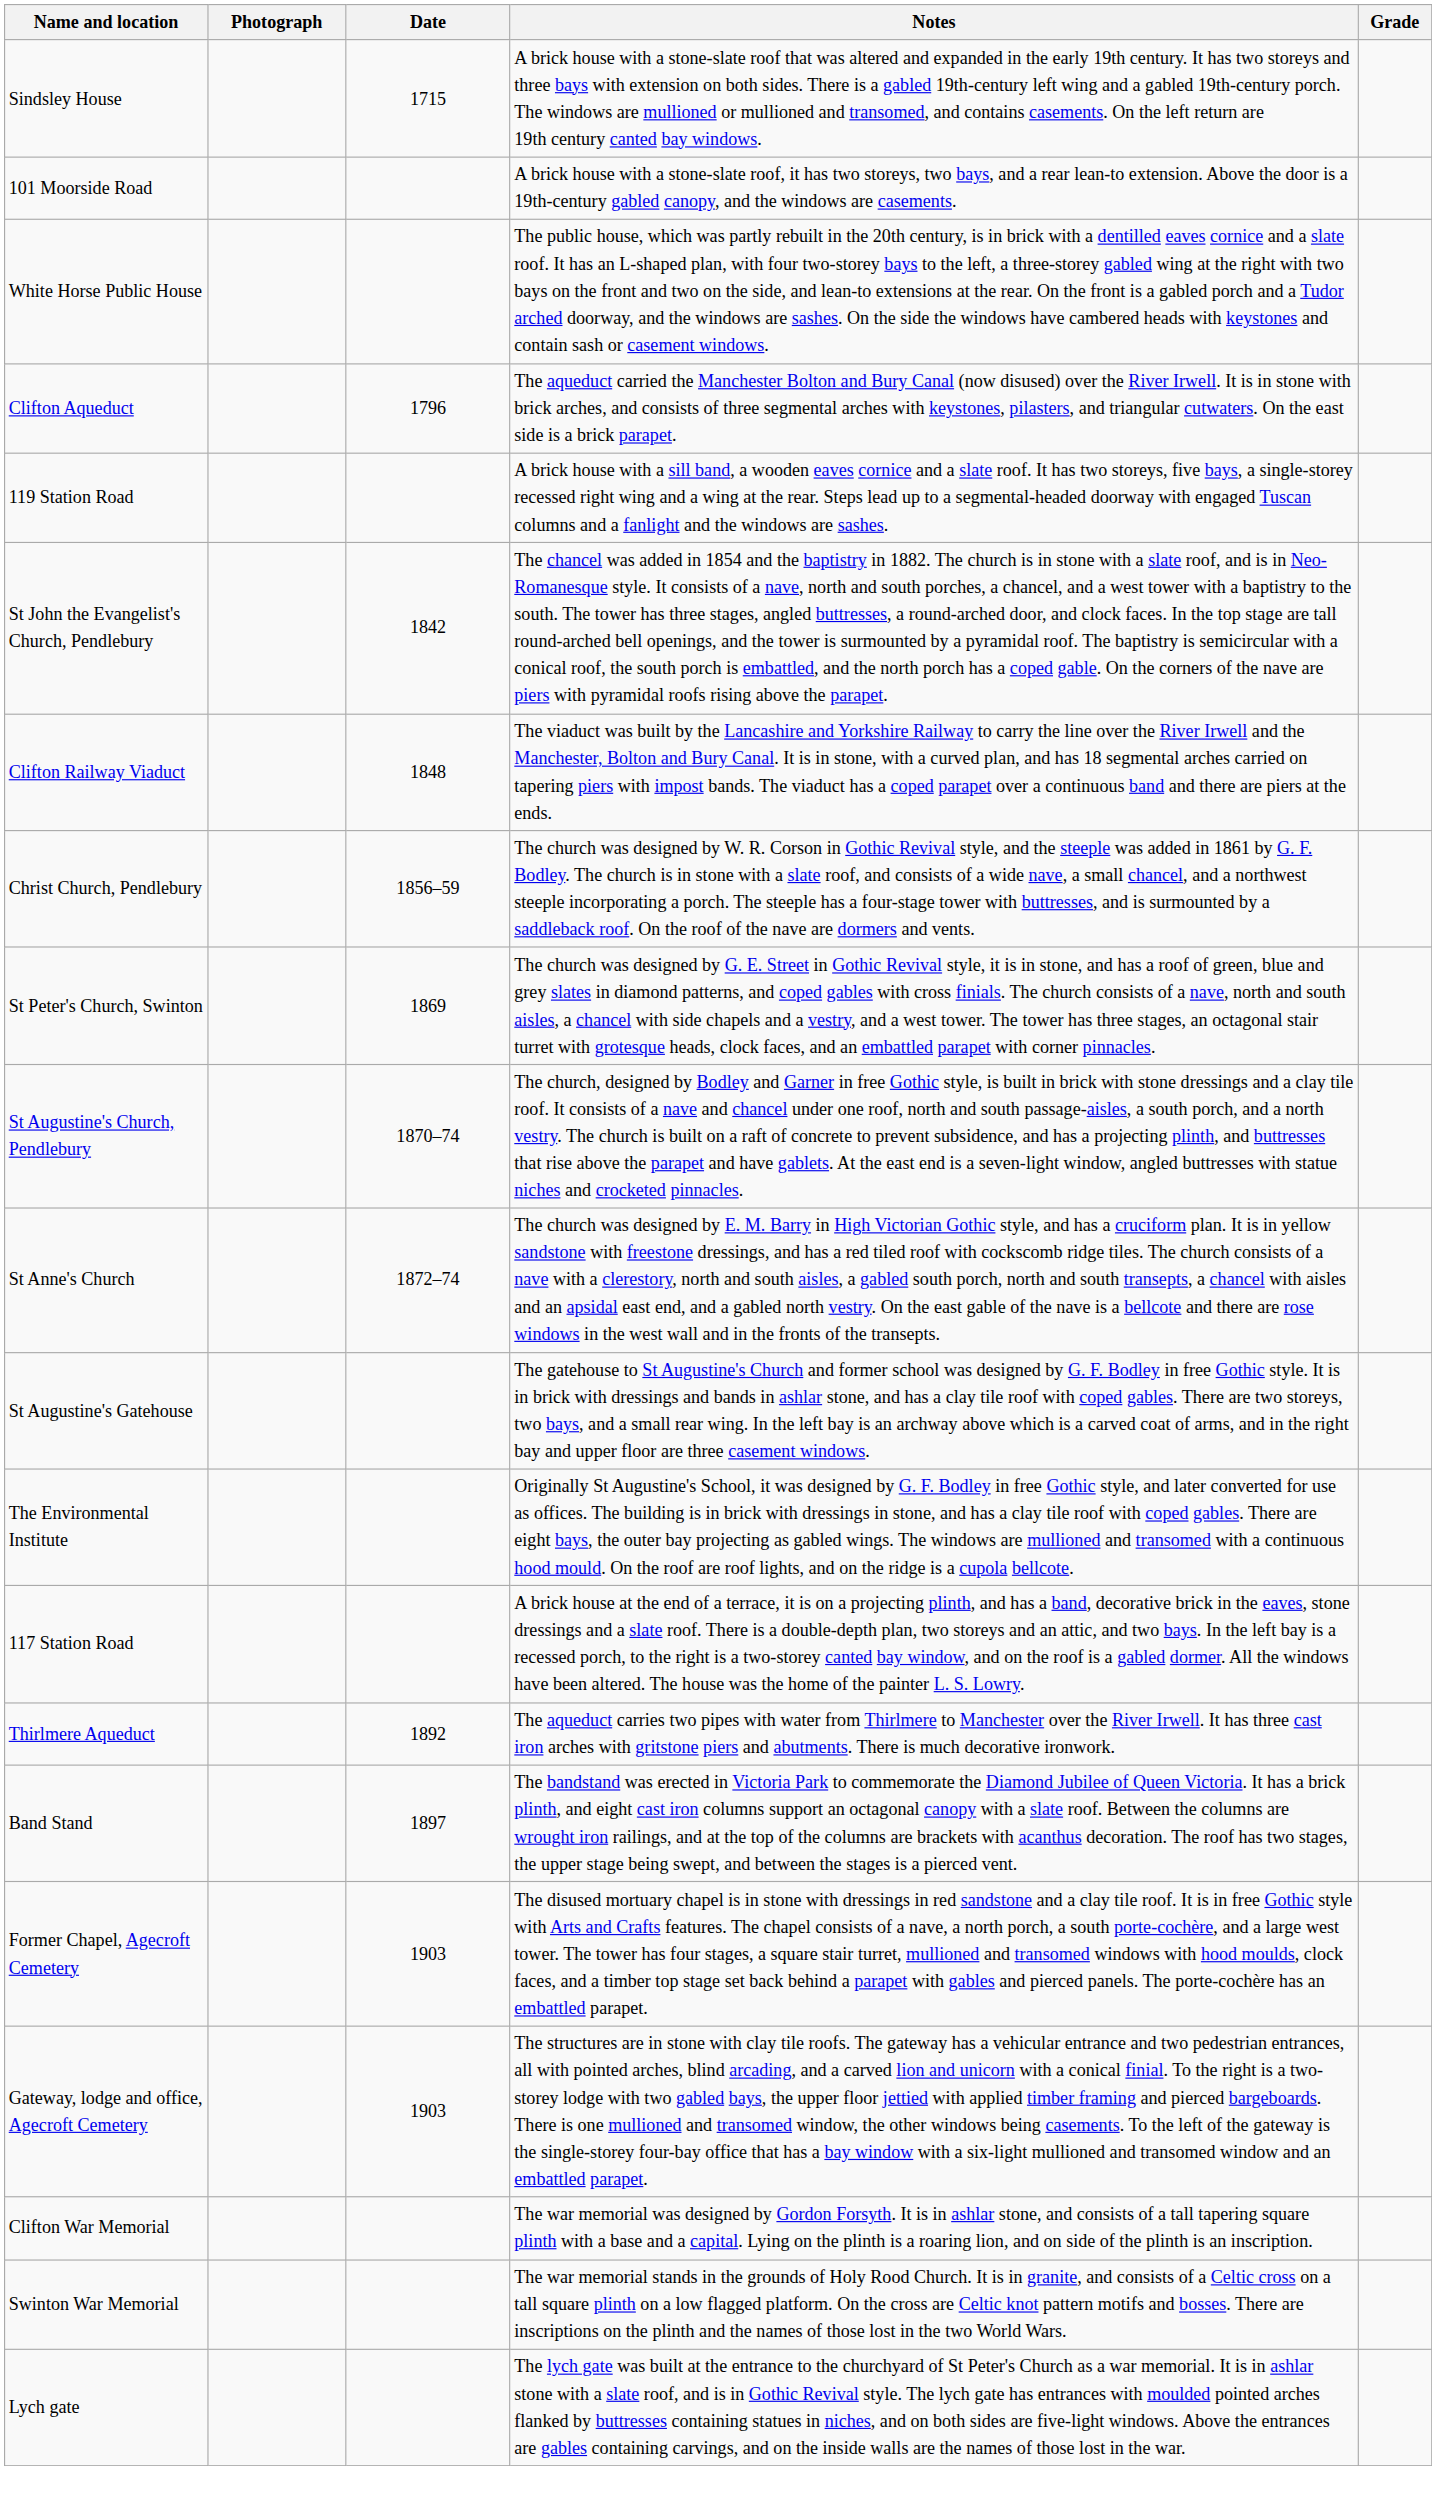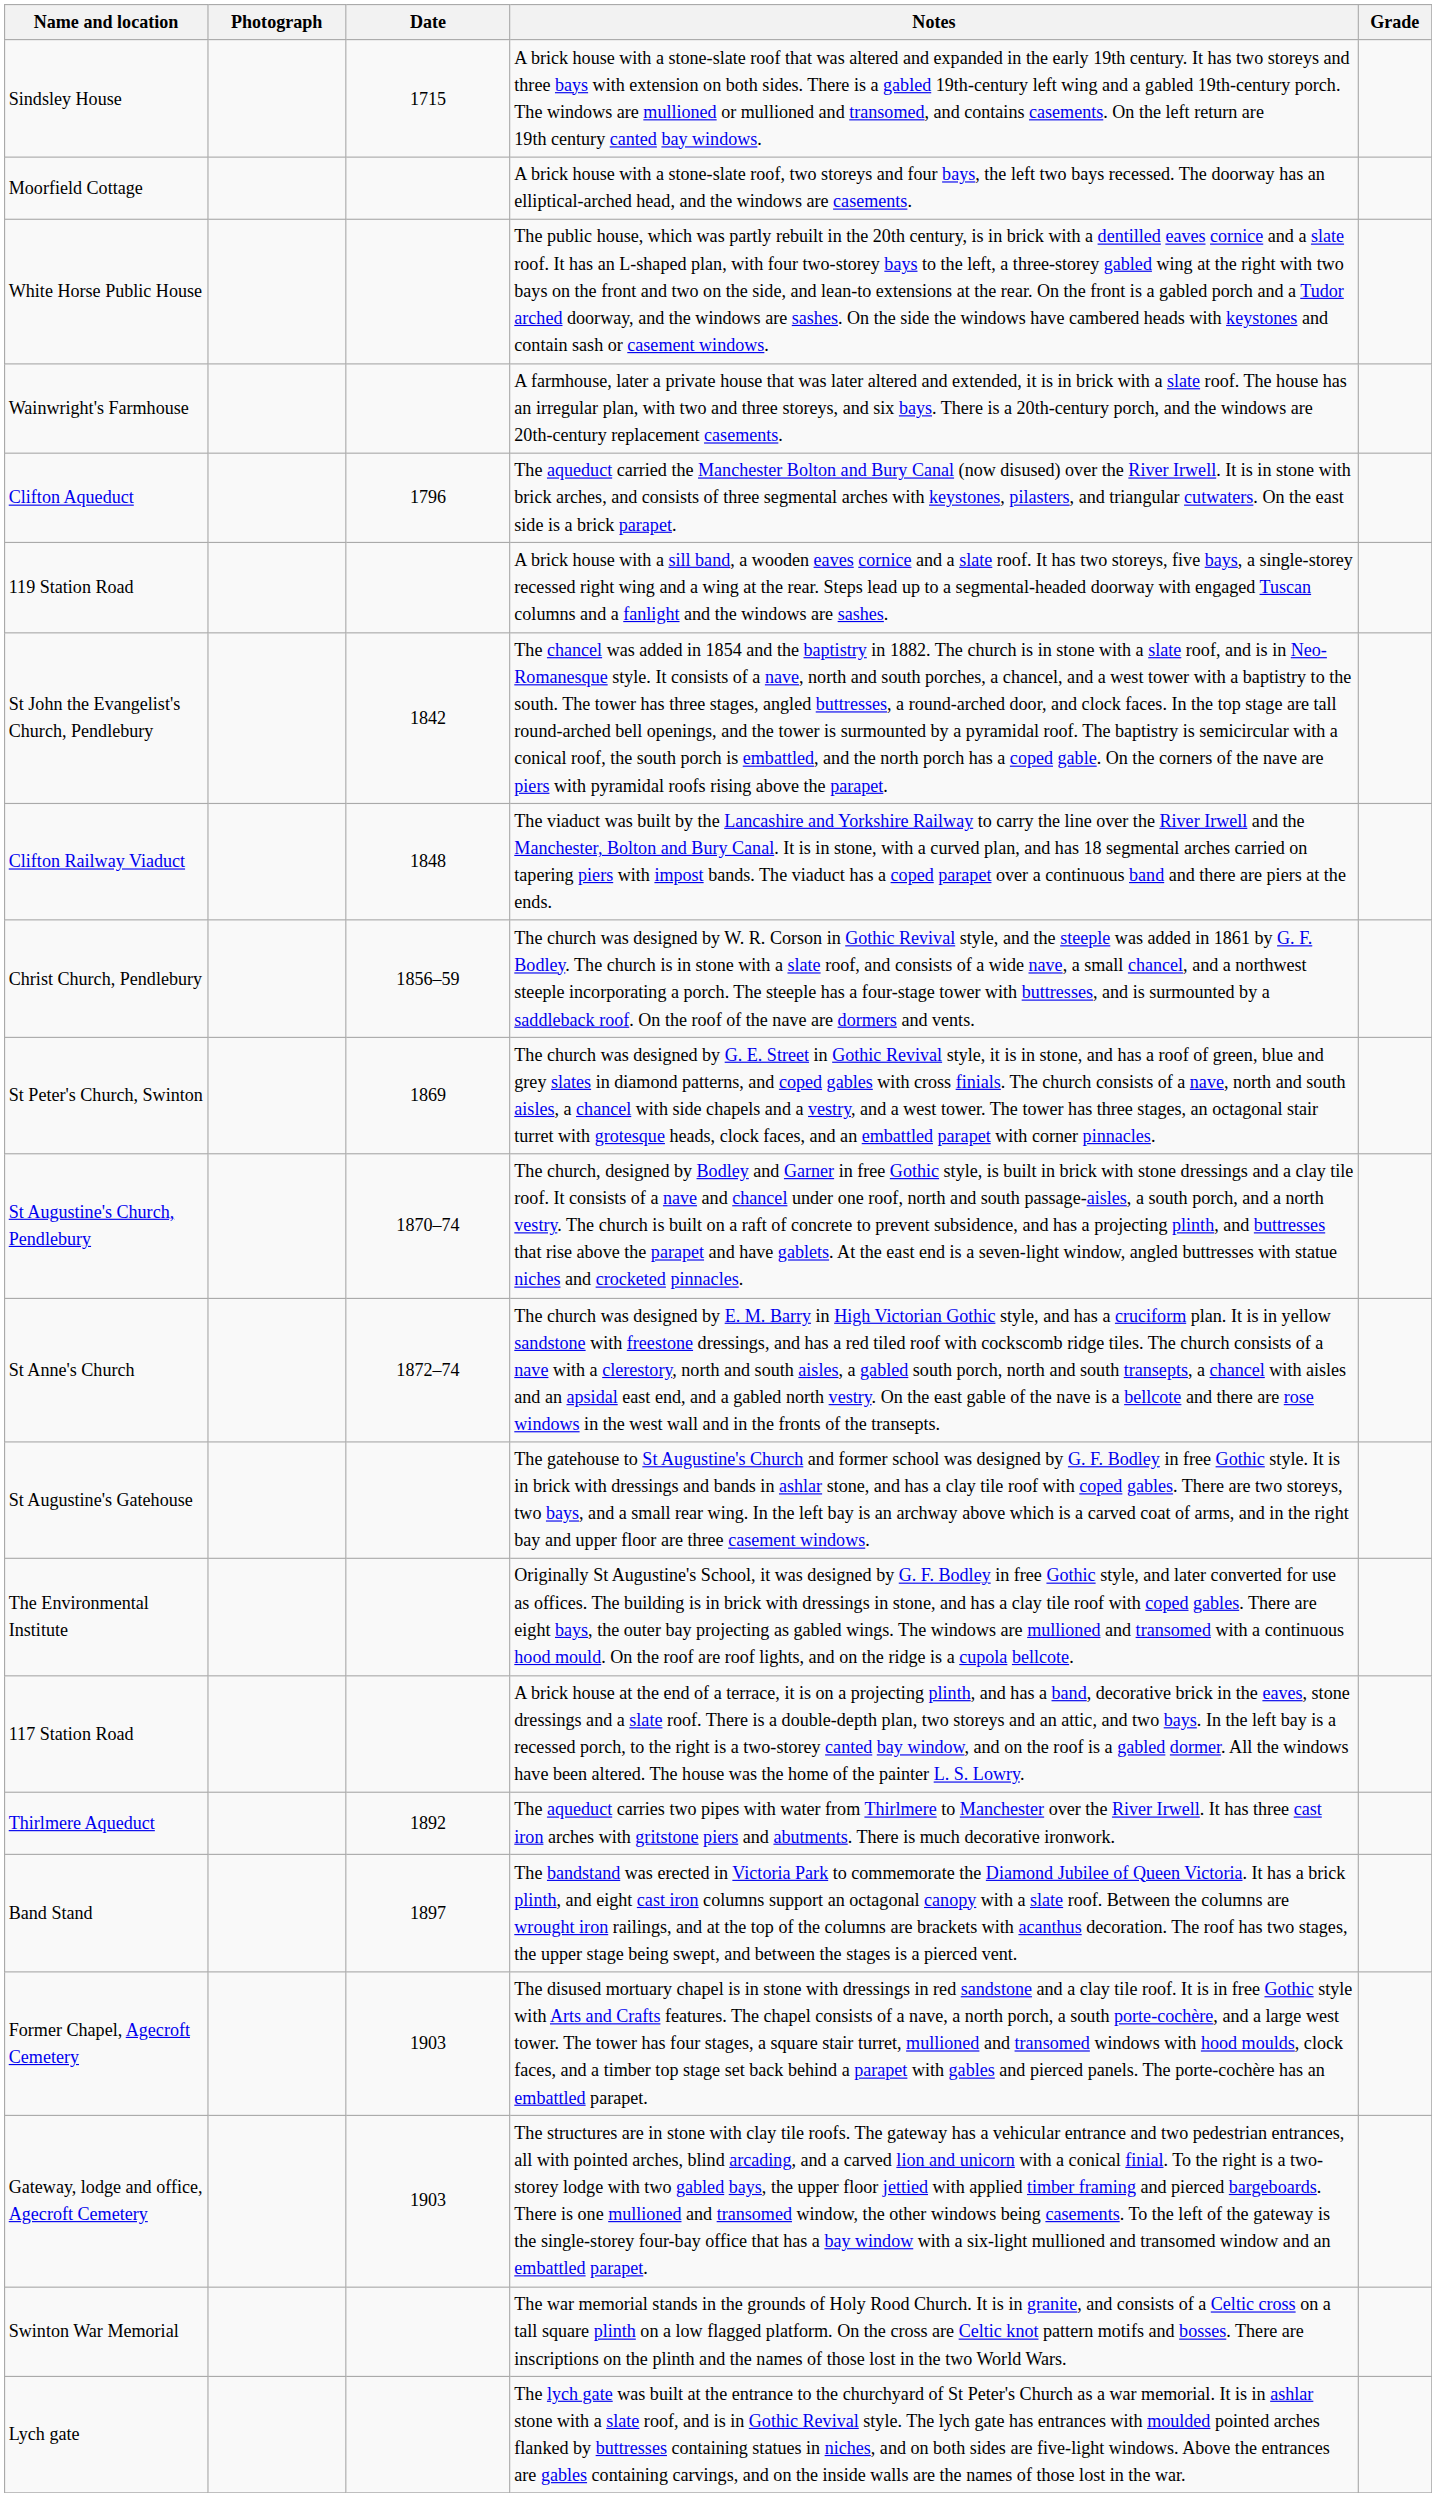- row: (81, 188)
+ row: (76, 188)
+ row: (99, 408)
- row: (89, 2228)
